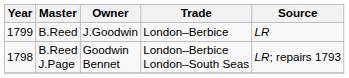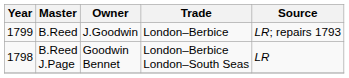(262, 32) LR -> (298, 32) LR; repairs 1793
(298, 57) LR; repairs 1793 -> (262, 57) LR
